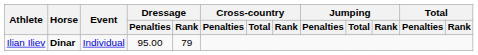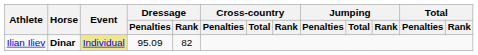(104, 43) no background -> (104, 43) khaki background
(150, 43) 95.00 -> (150, 43) 95.09
(187, 43) 79 -> (187, 43) 82
